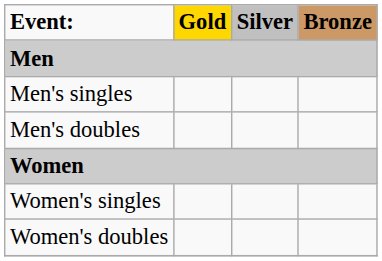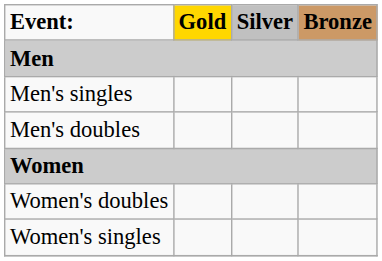rows swapped: (85, 201) <-> (89, 237)
